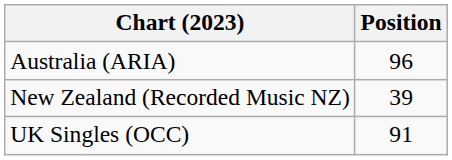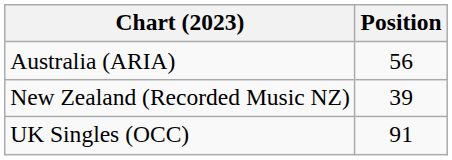(401, 60) 96 -> (401, 60) 56
